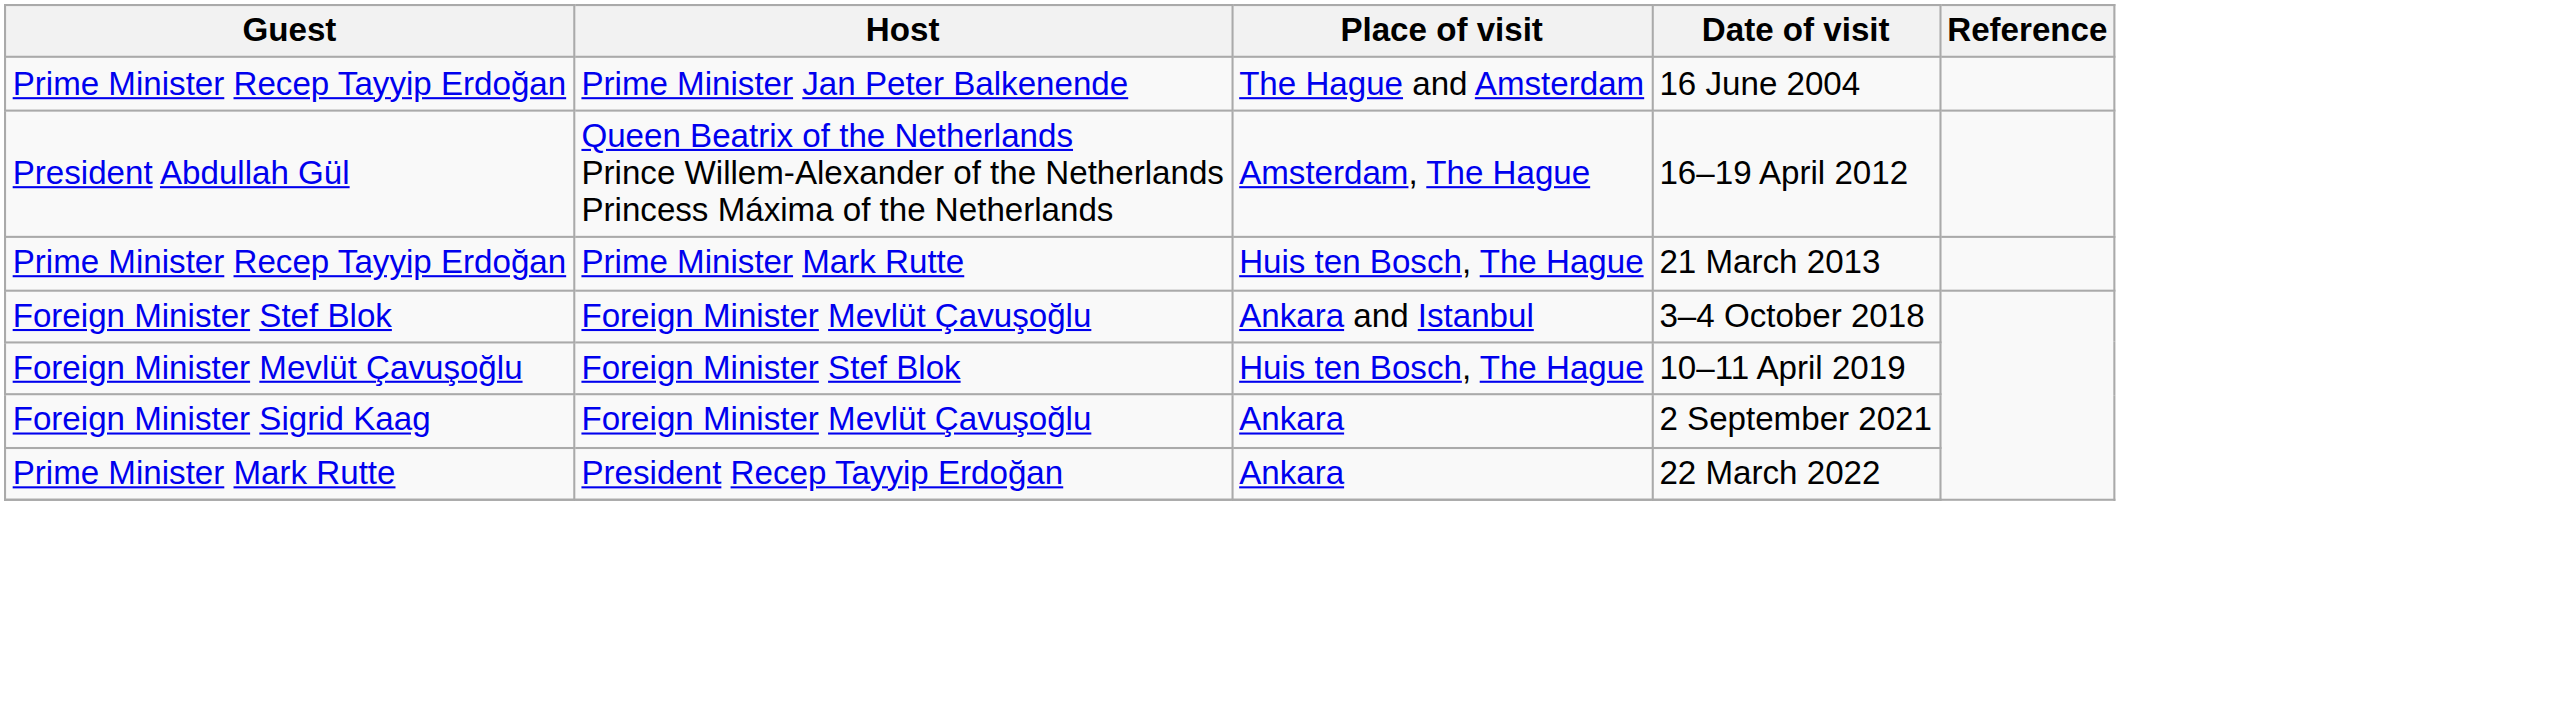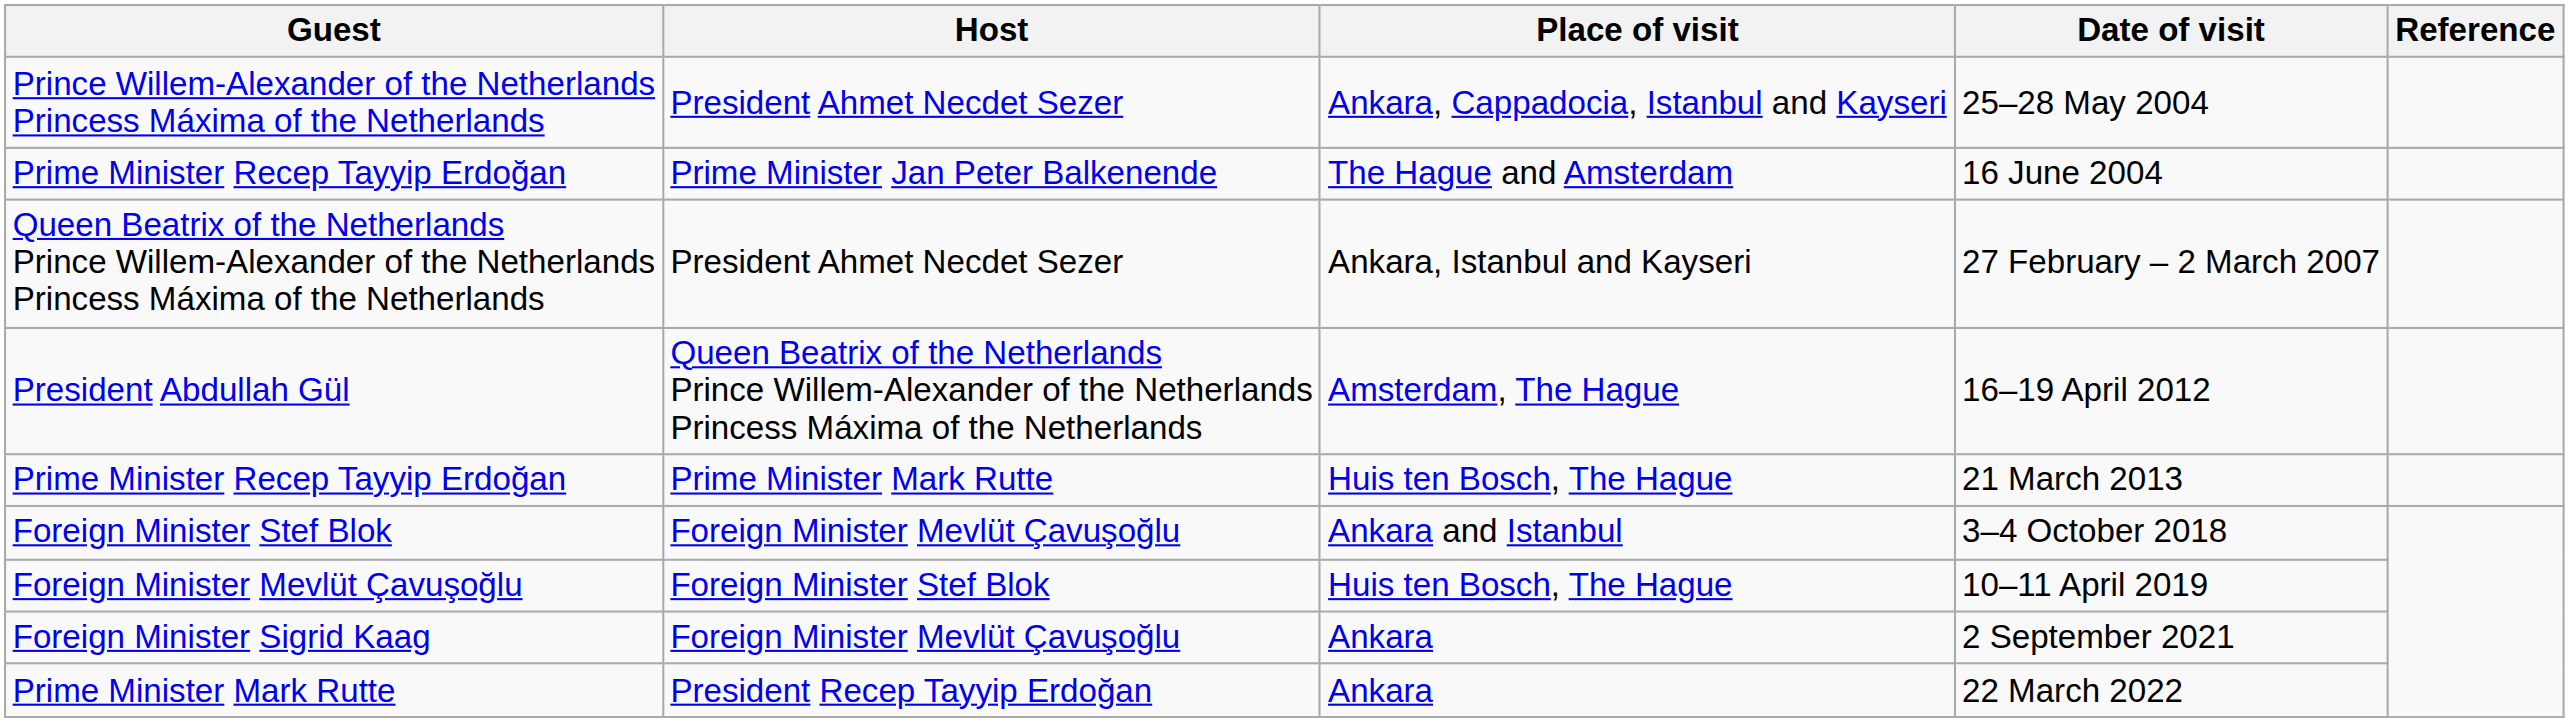+ row: (2085, 101)
+ row: (2171, 262)
